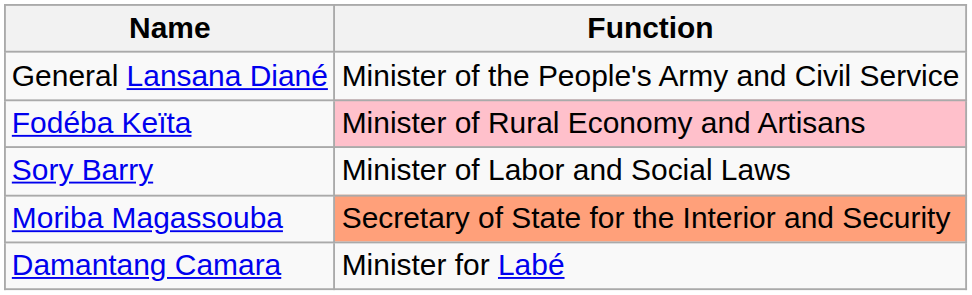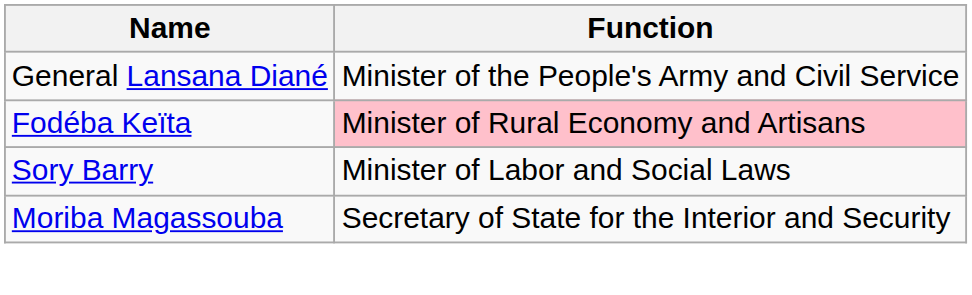(646, 218) lightsalmon background -> (646, 218) no background
- row: (147, 265)
